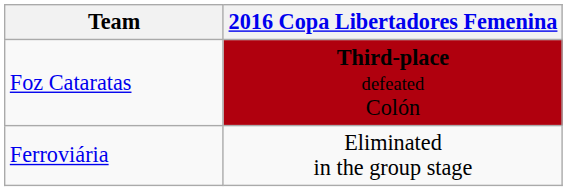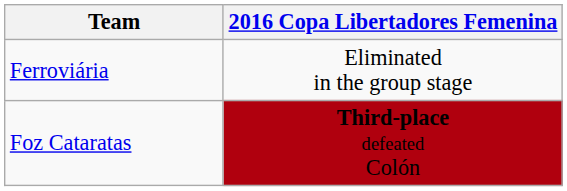rows swapped: (59, 155) <-> (71, 82)
